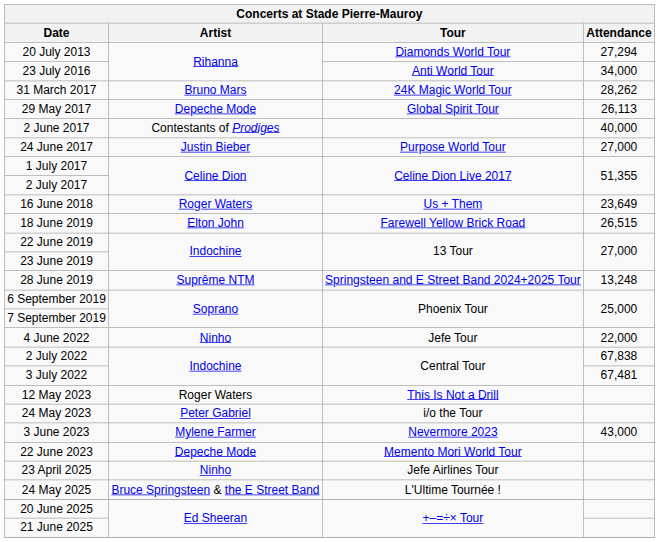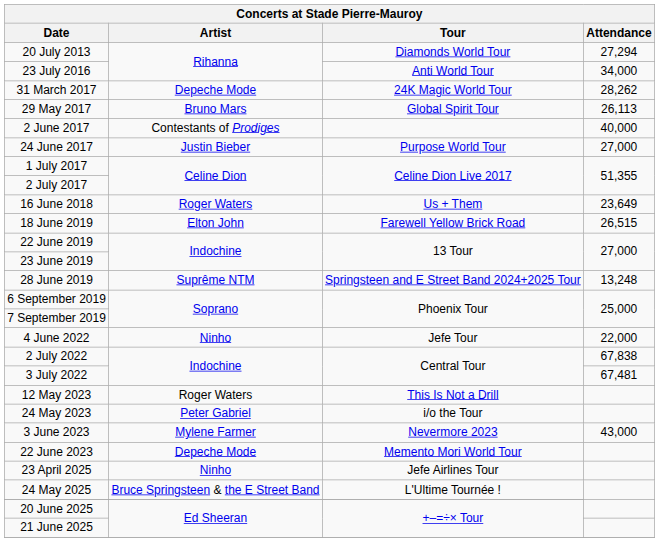(215, 90) Bruno Mars -> (215, 90) Depeche Mode
(215, 109) Depeche Mode -> (215, 109) Bruno Mars
